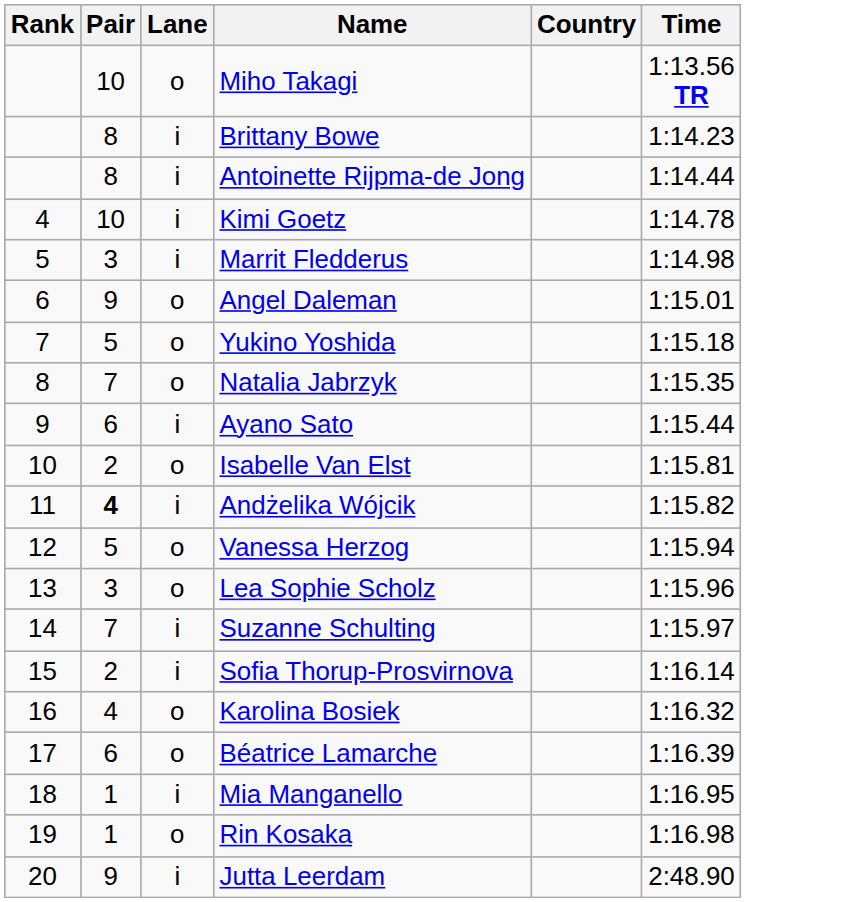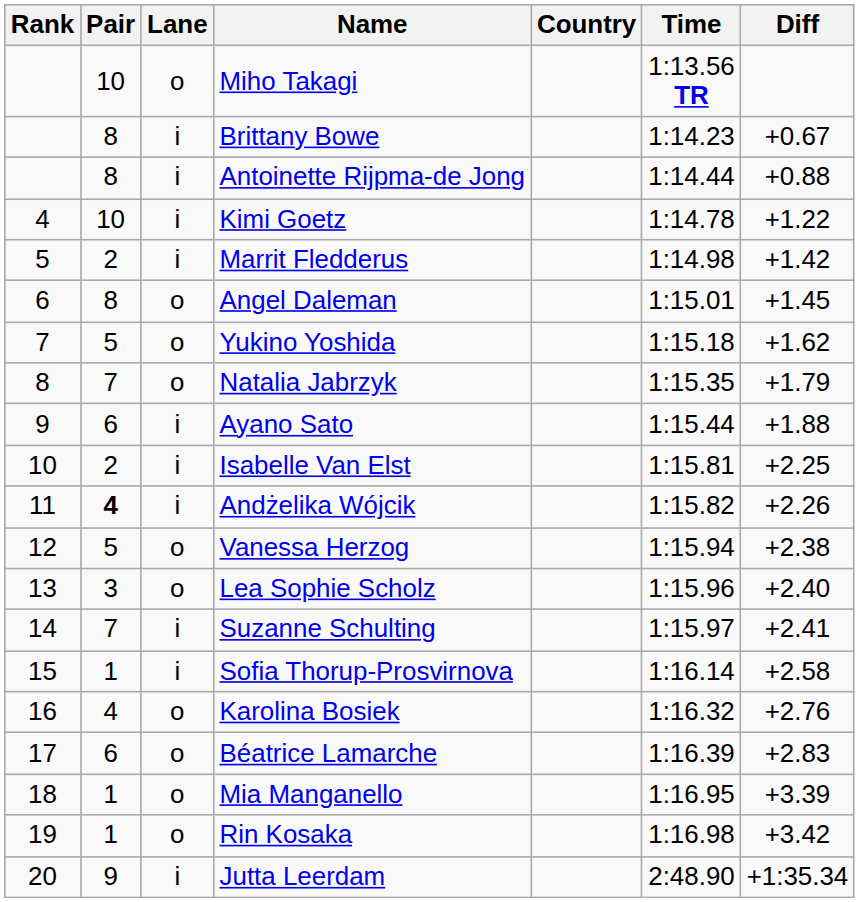+ column: (797, 25)
(111, 259) 3 -> (111, 259) 2
(111, 300) 9 -> (111, 300) 8
(177, 465) o -> (177, 465) i
(111, 670) 2 -> (111, 670) 1
(177, 794) i -> (177, 794) o
